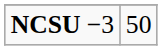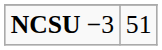(139, 24) 50 -> (139, 24) 51
